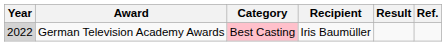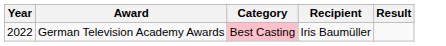- column: (428, 13)
(20, 31) lightgrey background -> (20, 31) no background
